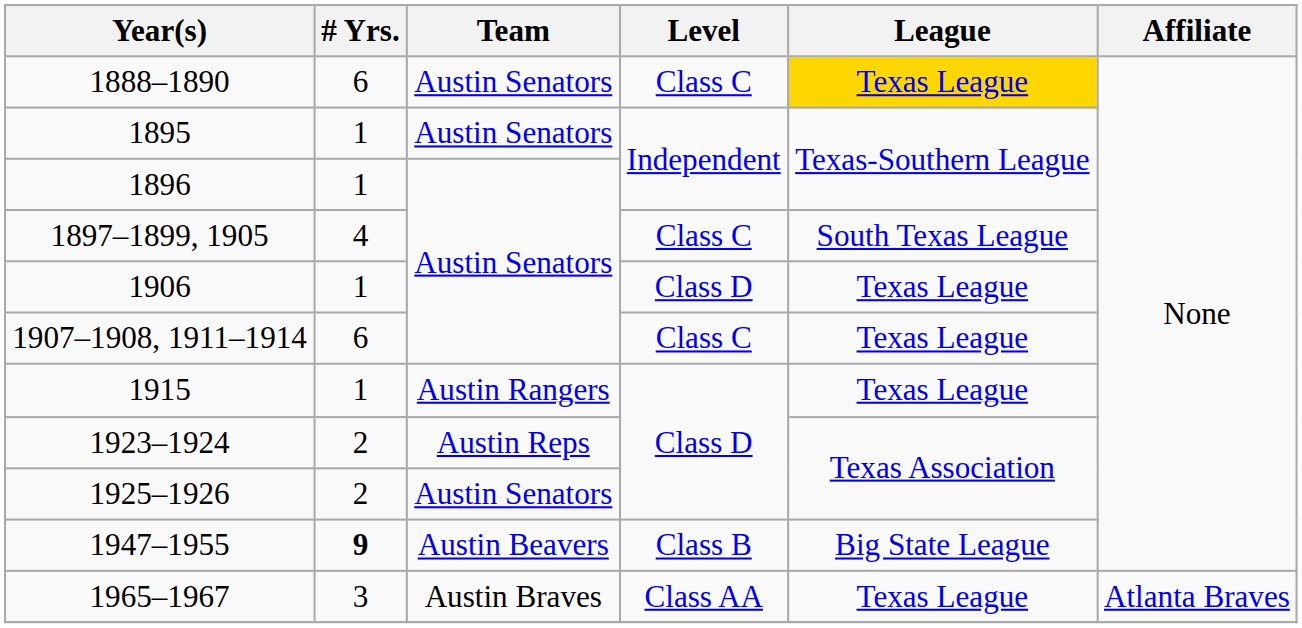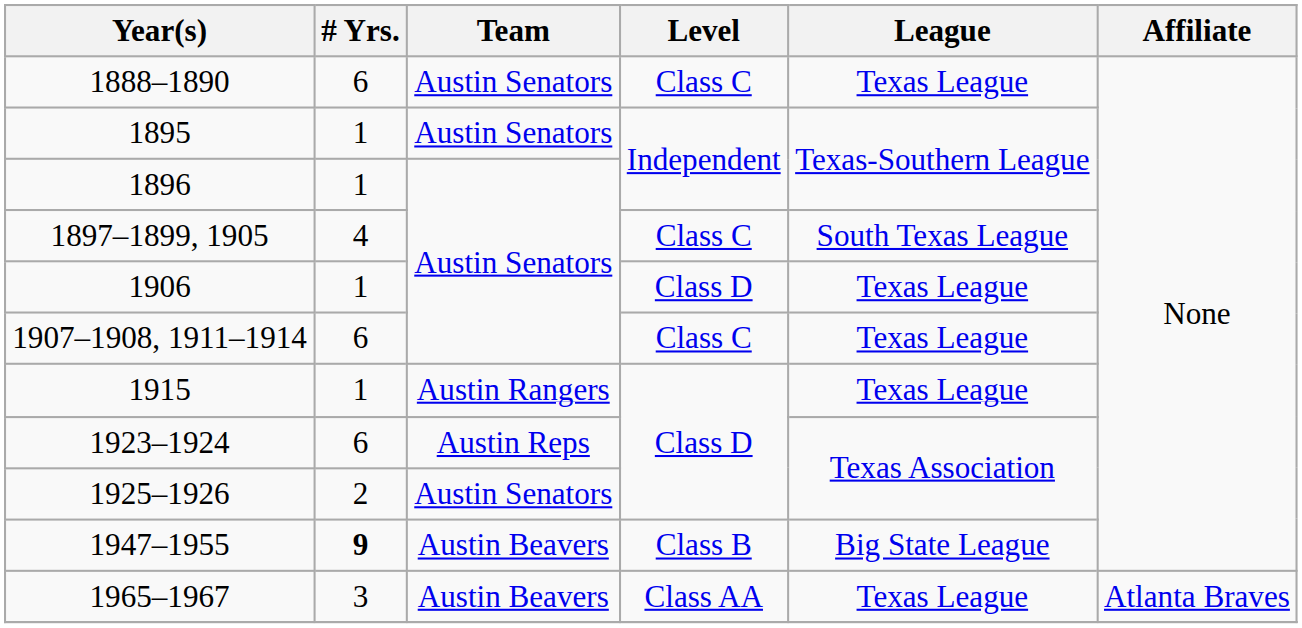(942, 81) gold background -> (942, 81) no background
(361, 441) 2 -> (361, 441) 6
(513, 595) Austin Braves -> (513, 595) Austin Beavers
